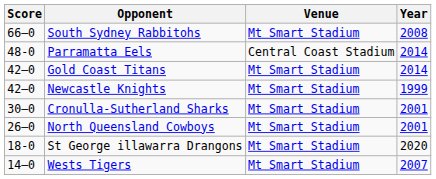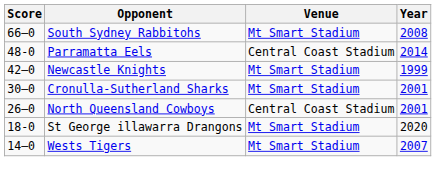- row: (107, 70)
(304, 127) Mt Smart Stadium -> (321, 108) Central Coast Stadium
